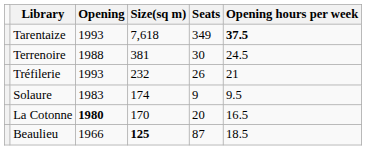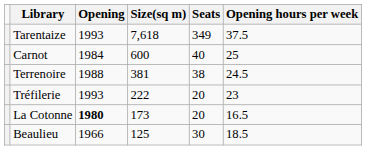(237, 34) bold -> (237, 34) normal
+ row: (30, 54)
(198, 54) 30 -> (198, 74) 38
(140, 74) 232 -> (140, 94) 222
(198, 74) 26 -> (198, 94) 20
(232, 74) 21 -> (232, 94) 23
- row: (32, 94)
(140, 114) 170 -> (140, 114) 173
(140, 134) bold -> (140, 134) normal
(198, 134) 87 -> (198, 134) 30
